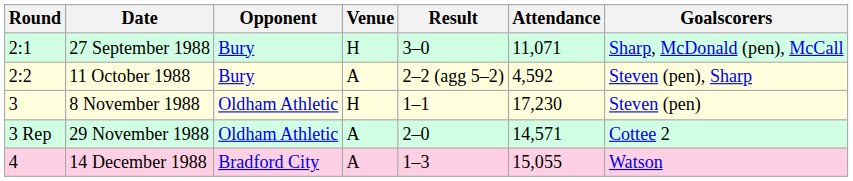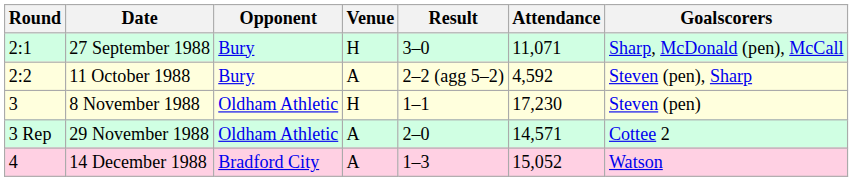(537, 162) 15,055 -> (537, 162) 15,052
